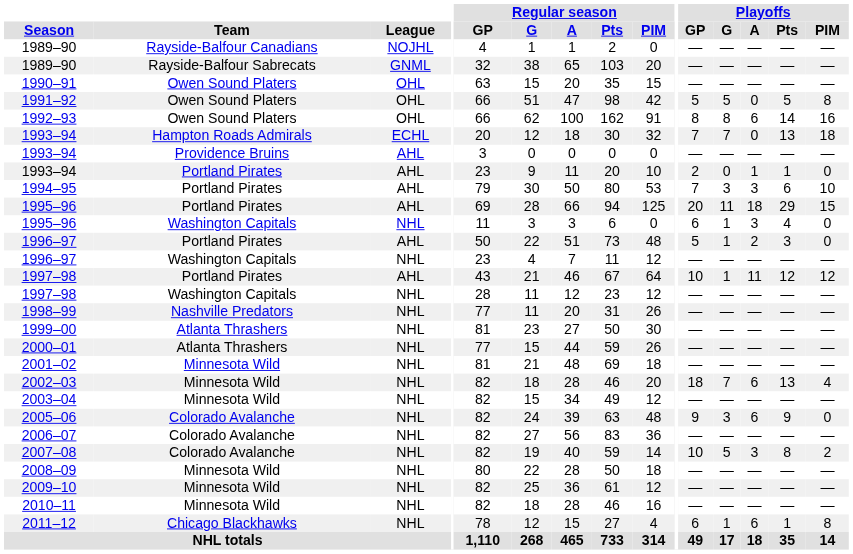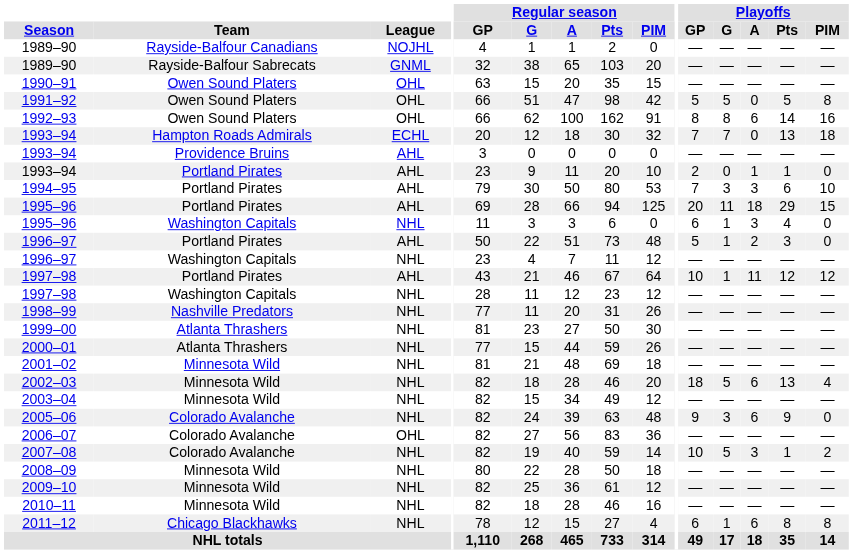(727, 382) 7 -> (727, 382) 5
(410, 435) NHL -> (410, 435) OHL
(787, 452) 8 -> (787, 452) 1
(787, 523) 1 -> (787, 523) 8
